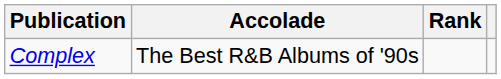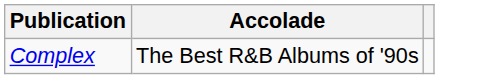- column: (455, 21)
